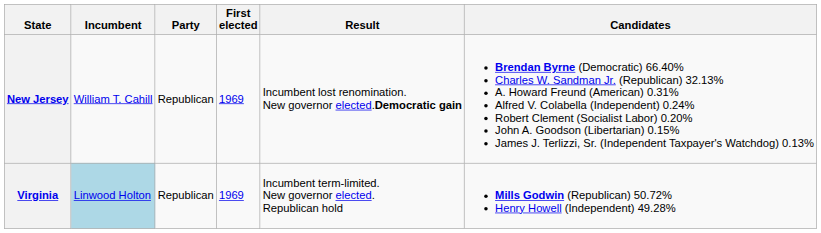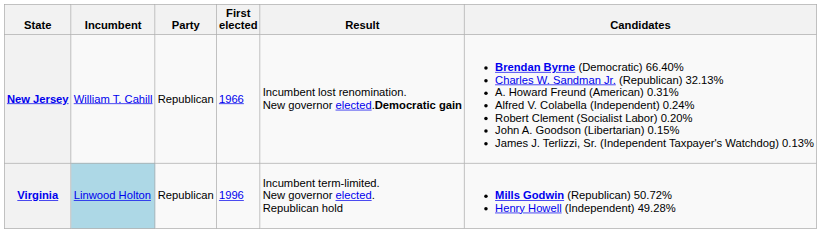(231, 99) 1969 -> (231, 99) 1966
(231, 195) 1969 -> (231, 195) 1996
